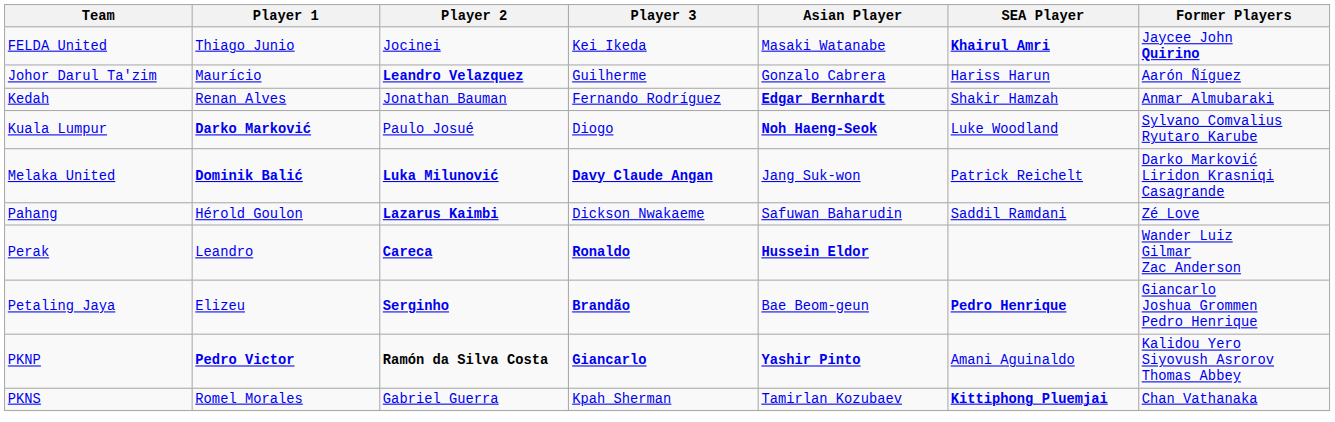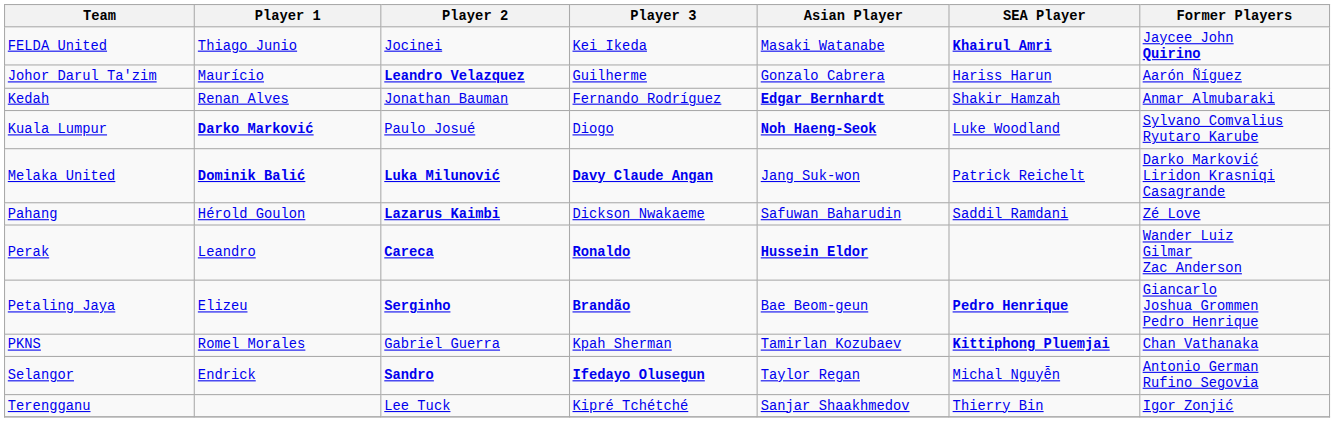- row: (24, 361)
+ row: (41, 375)
+ row: (49, 406)
